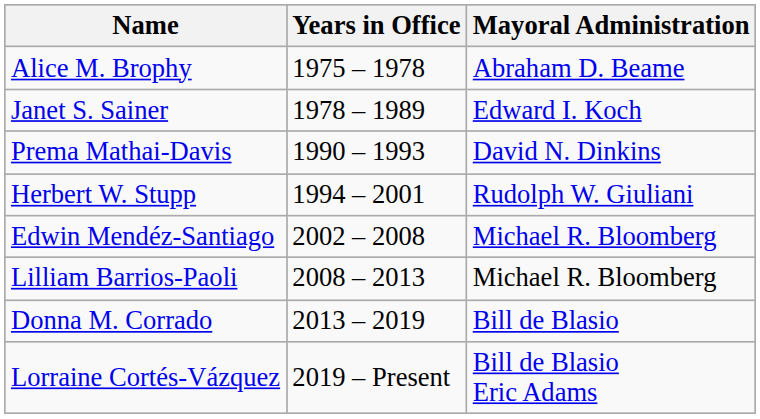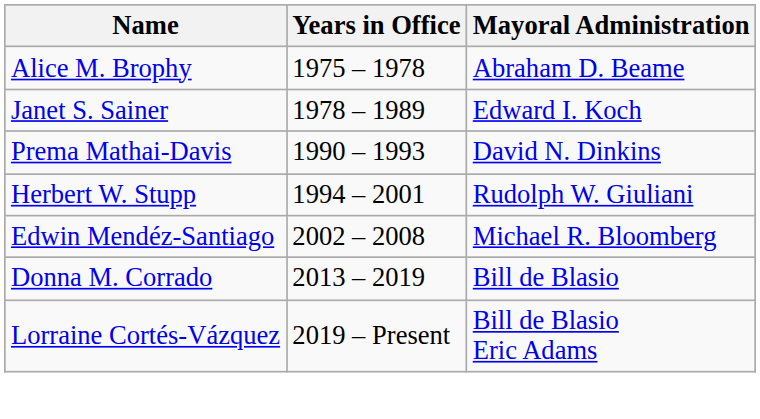- row: (124, 278)
